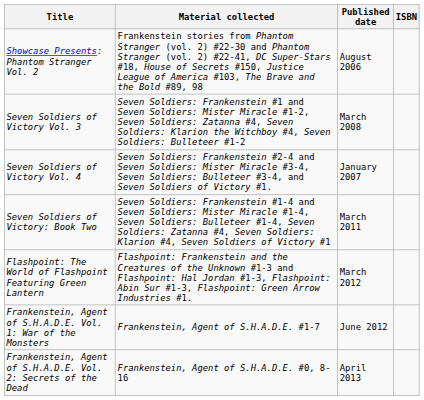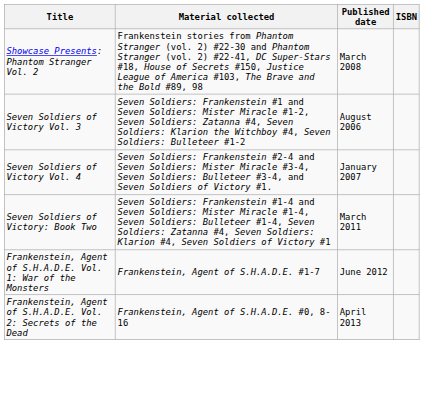(356, 62) August 2006 -> (353, 62) March 2008
(353, 122) March 2008 -> (356, 122) August 2006
- row: (57, 277)
